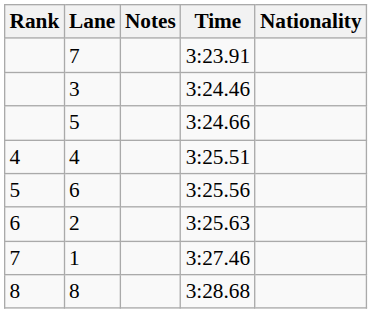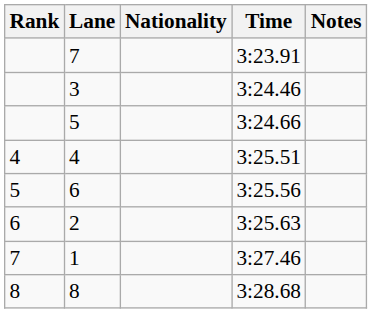columns swapped: (311, 21) <-> (150, 21)
